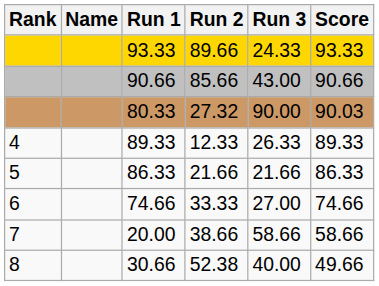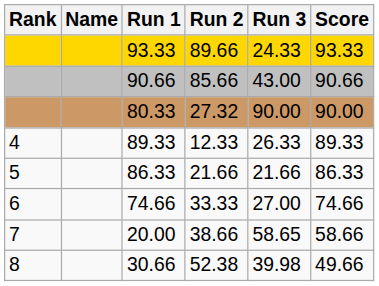(339, 111) 90.03 -> (339, 111) 90.00
(277, 234) 58.66 -> (277, 234) 58.65
(277, 265) 40.00 -> (277, 265) 39.98
